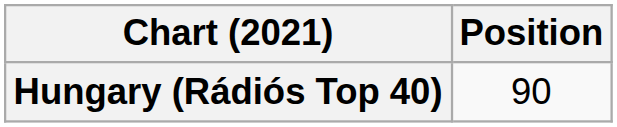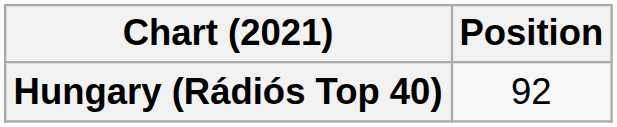(531, 91) 90 -> (531, 91) 92
